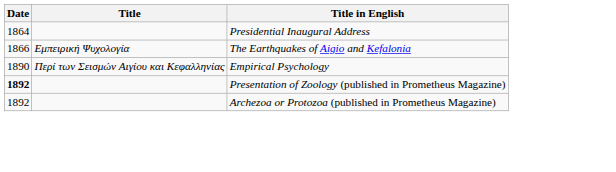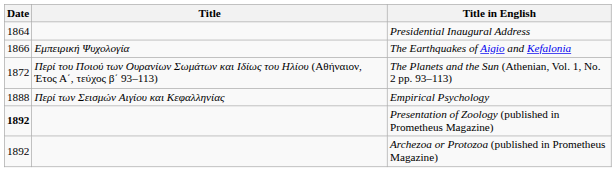+ row: (495, 72)
(18, 66) 1890 -> (18, 97) 1888
